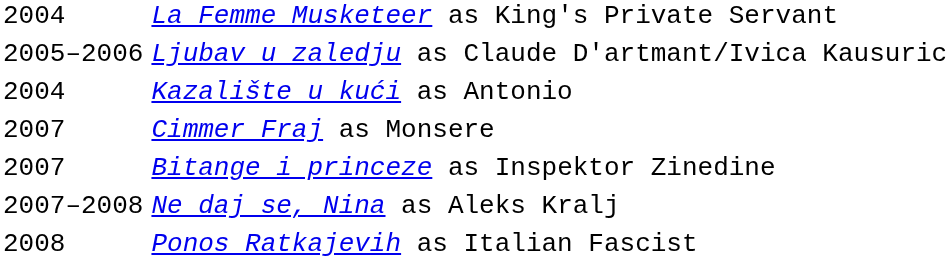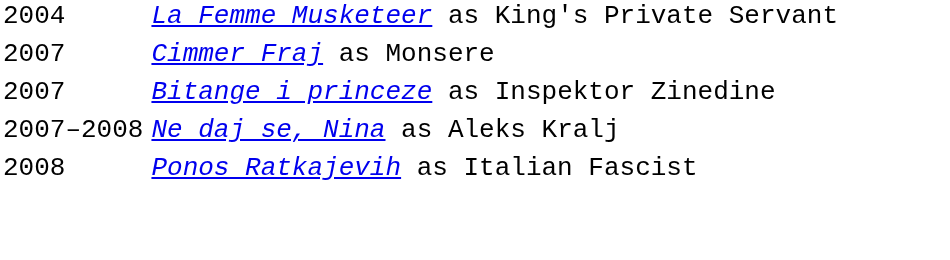- row: (549, 54)
- row: (362, 92)
